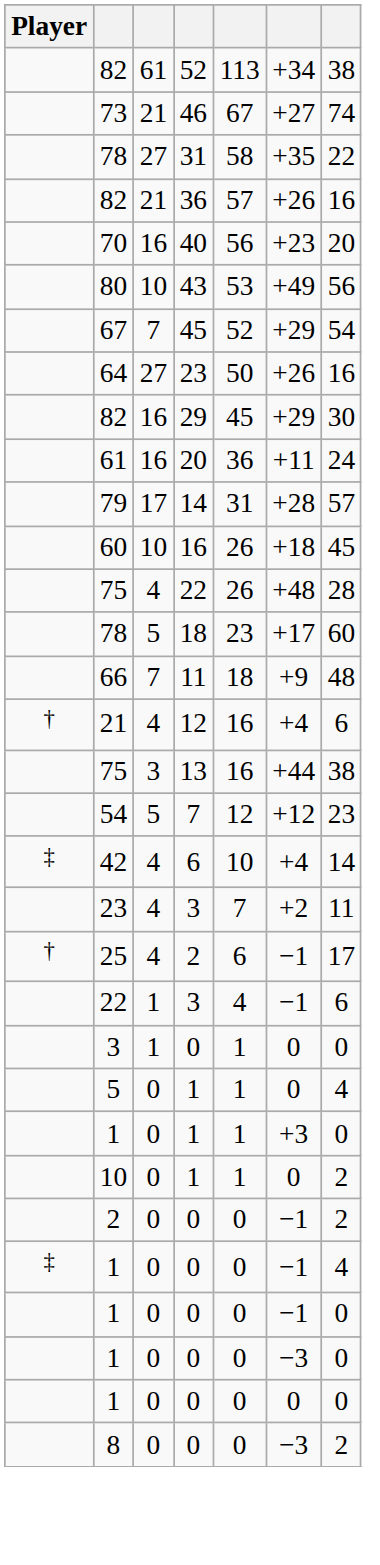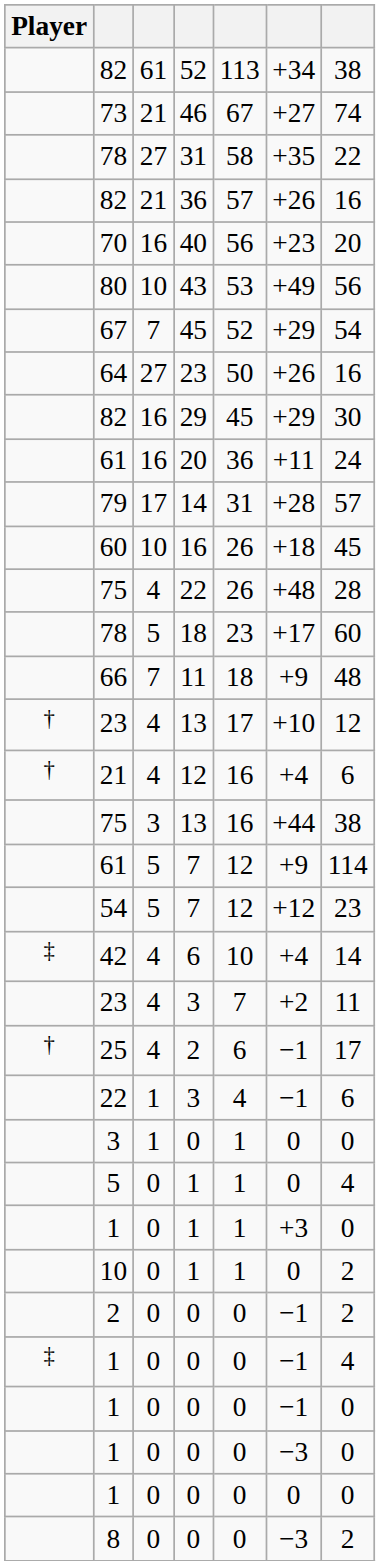+ row: (113, 724)
+ row: (113, 865)
